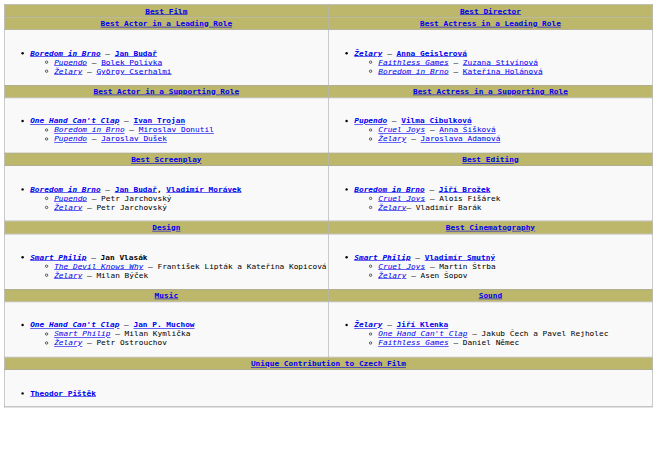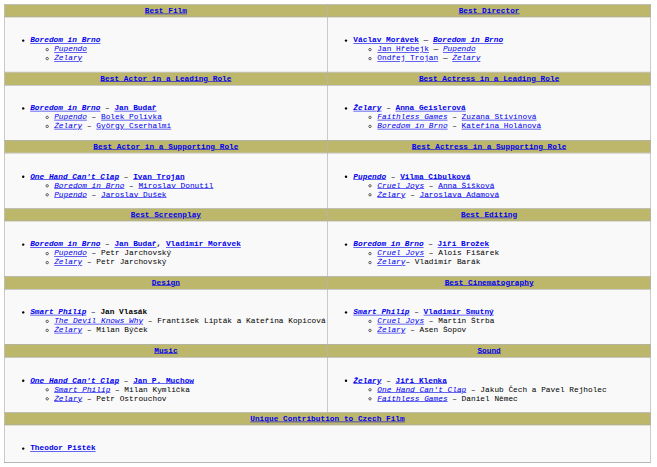+ row: (166, 49)
